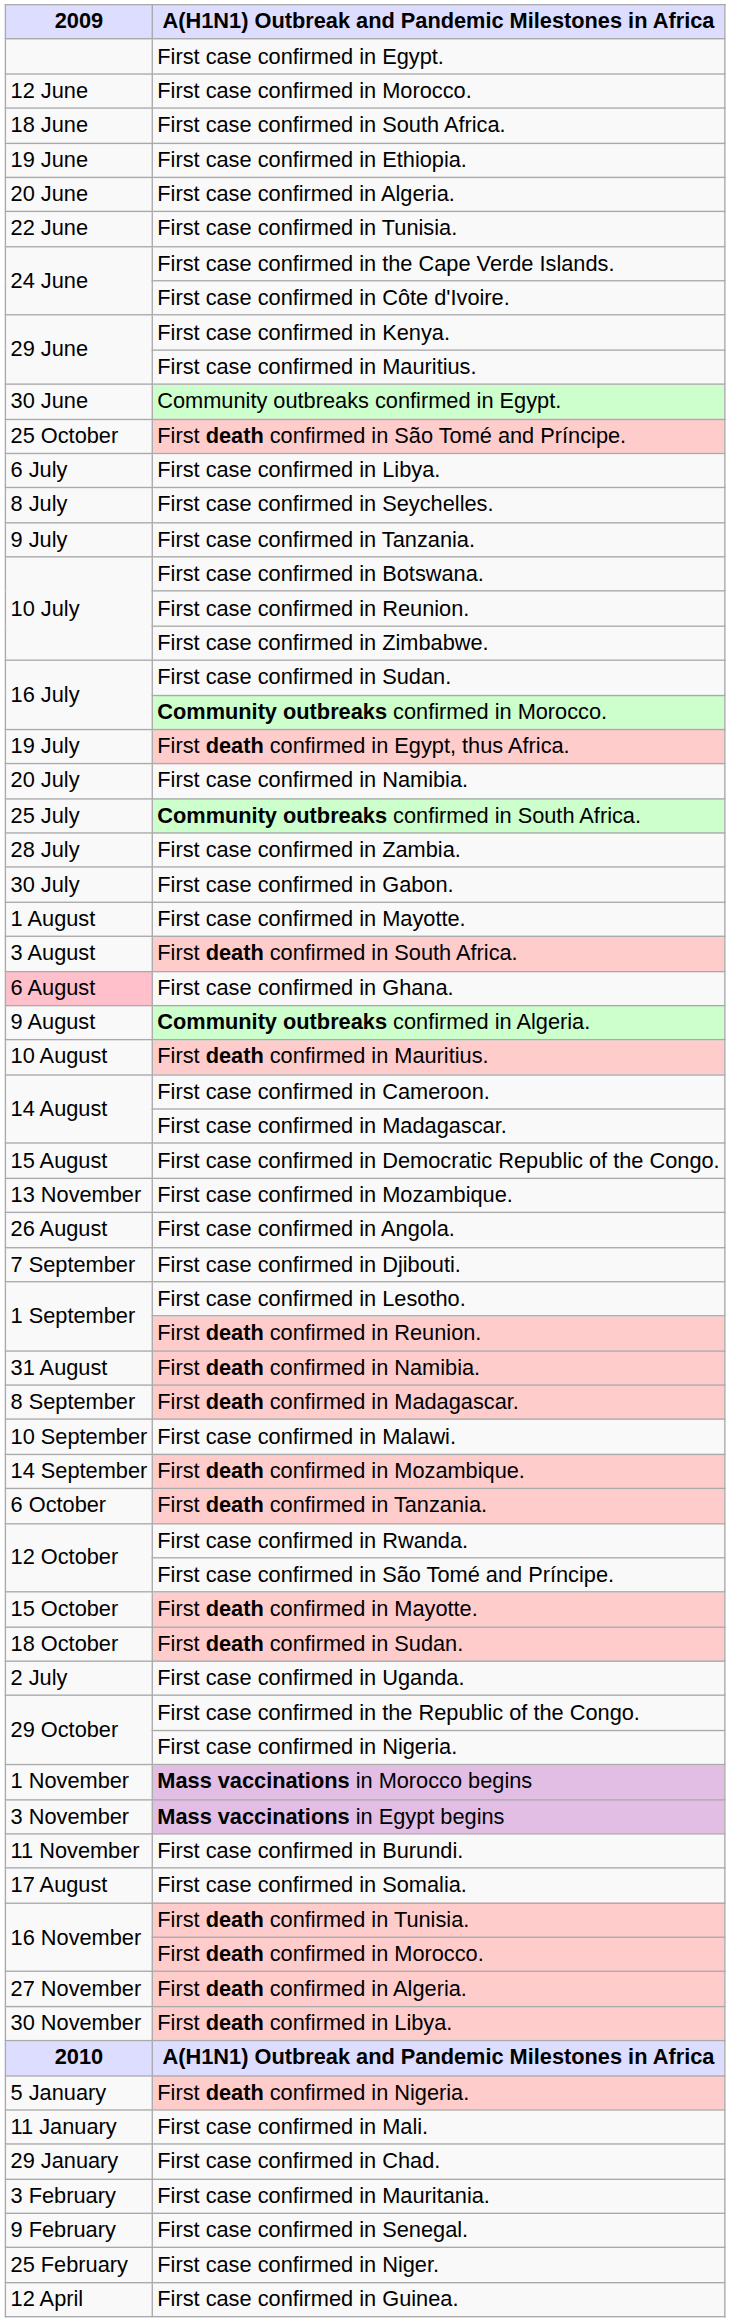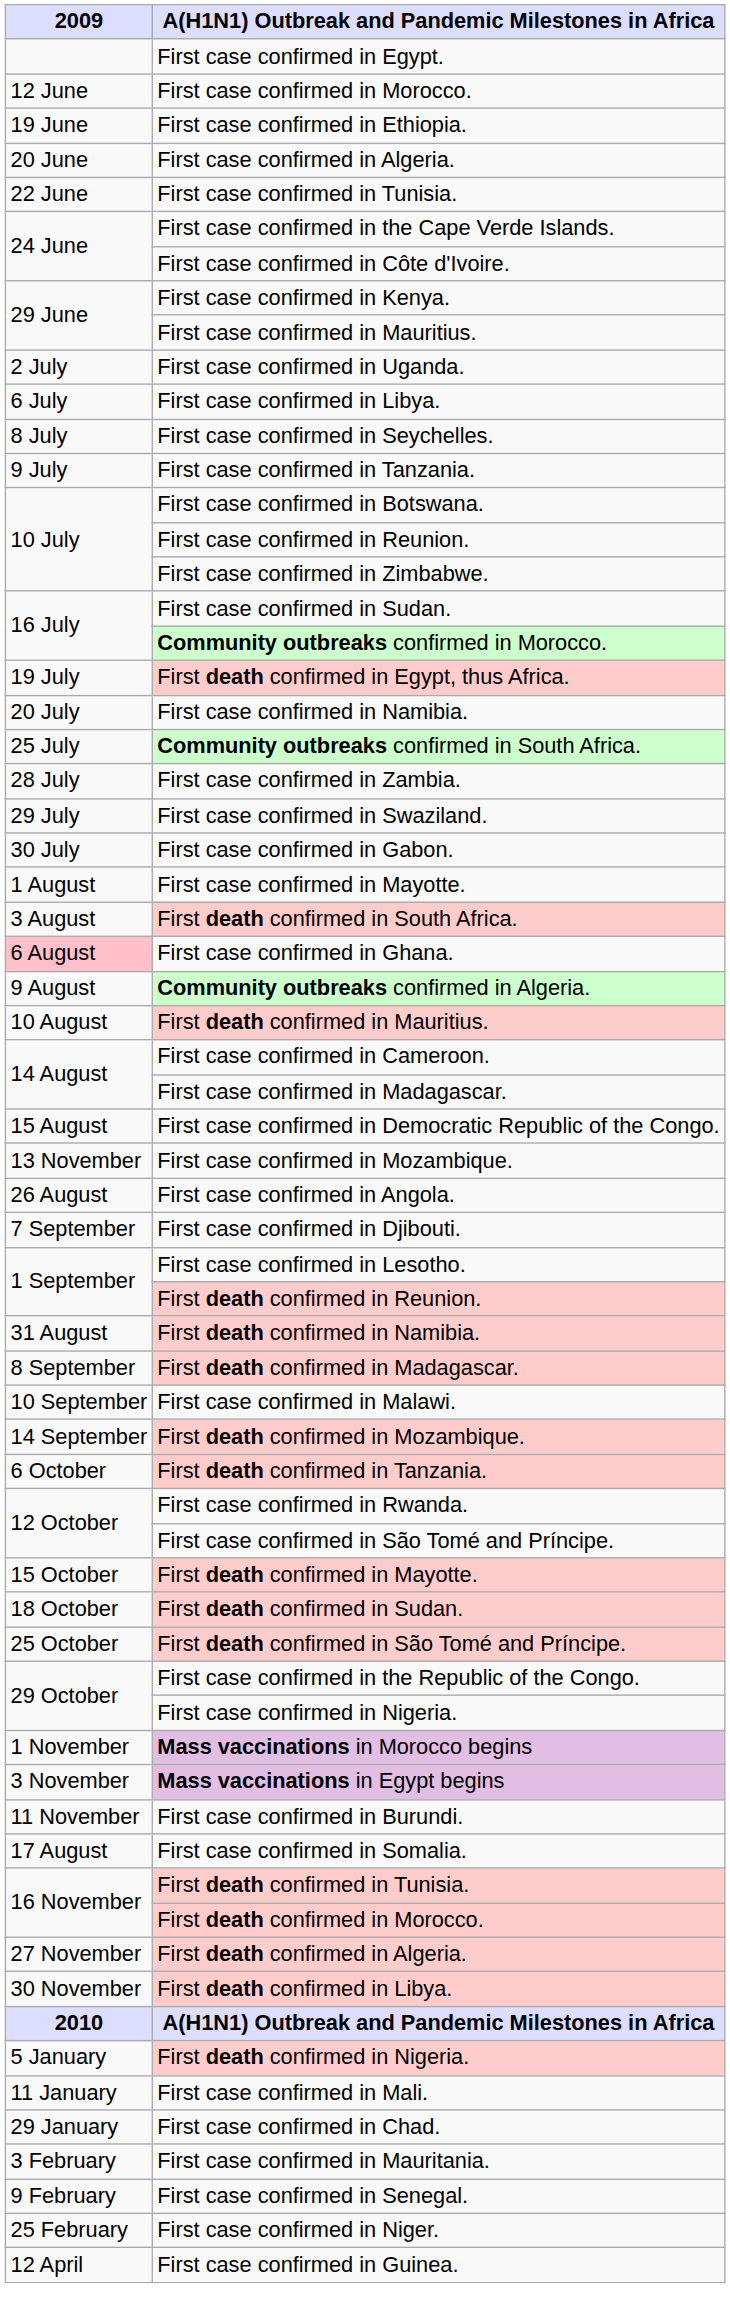- row: (331, 125)
- row: (359, 401)
rows swapped: (311, 1678) <-> (392, 435)
+ row: (322, 815)
